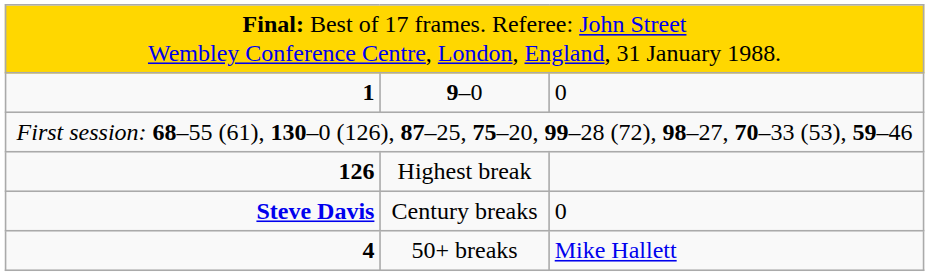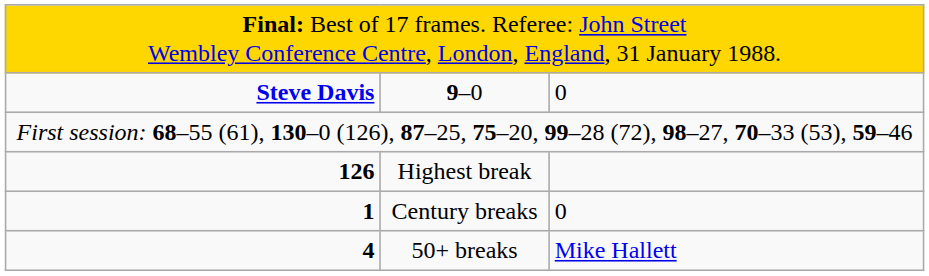(368, 92) 1 -> (315, 92) Steve Davis
(315, 211) Steve Davis -> (368, 211) 1
